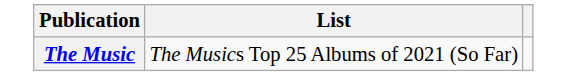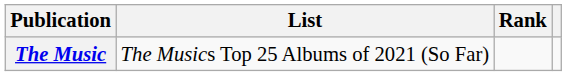+ column: (523, 20)
